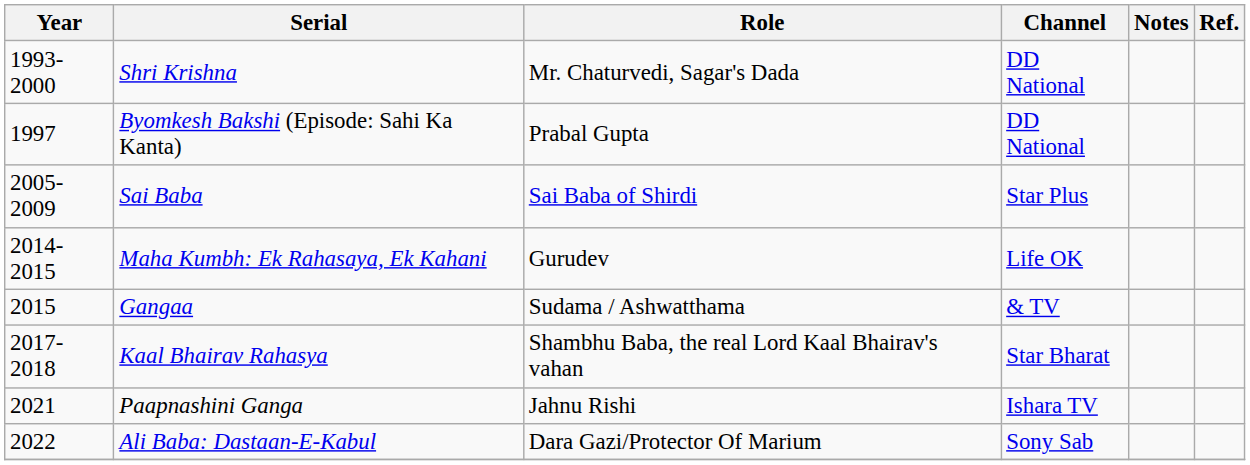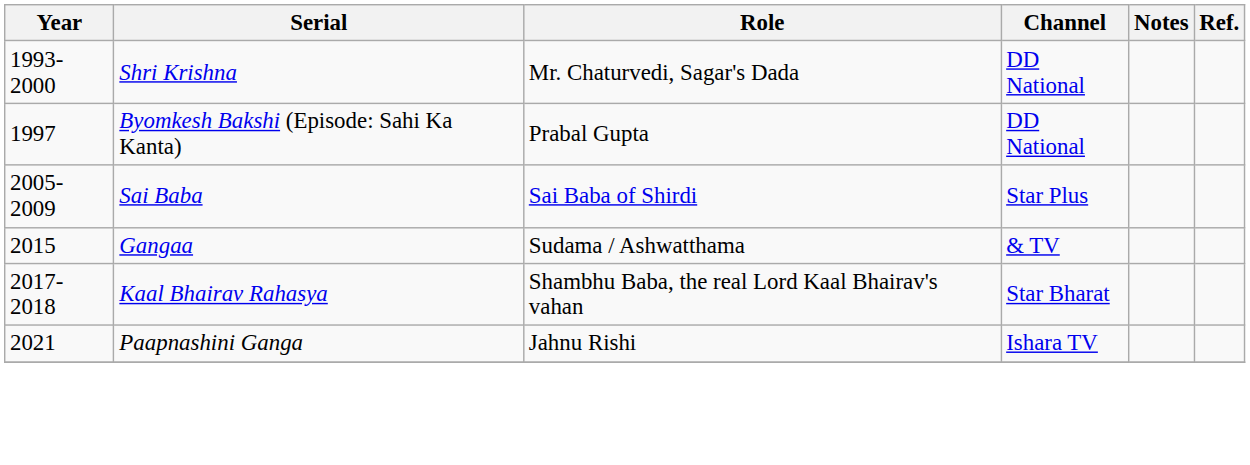- row: (303, 257)
- row: (248, 441)
